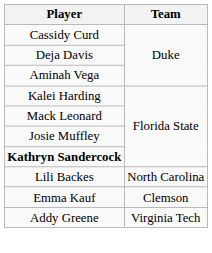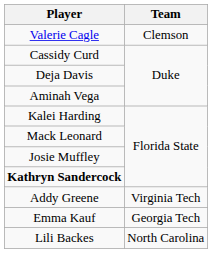+ row: (64, 34)
rows swapped: (64, 177) <-> (64, 217)
(166, 197) Clemson -> (166, 217) Georgia Tech
